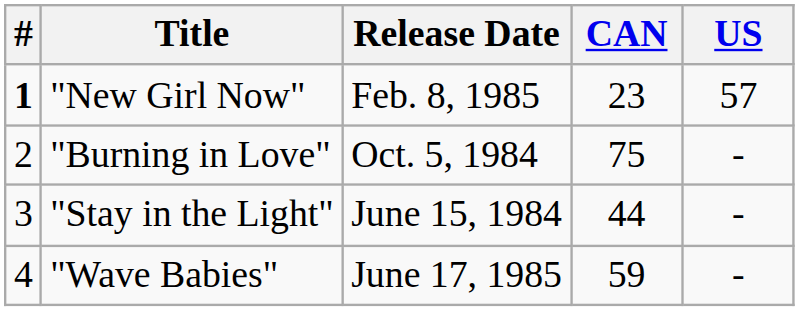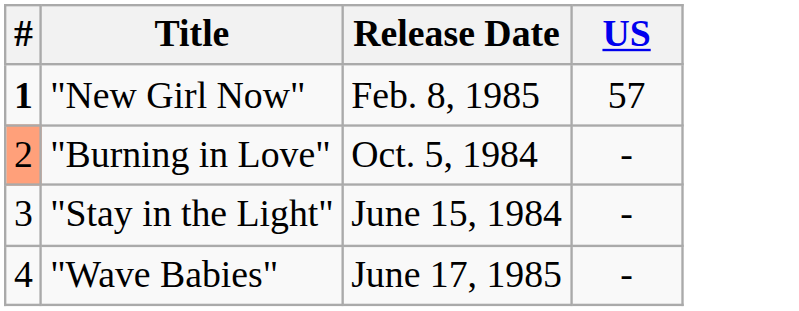- column: (627, 34)
(23, 154) no background -> (23, 154) lightsalmon background
